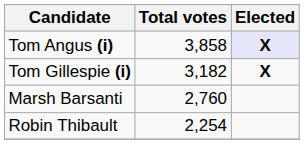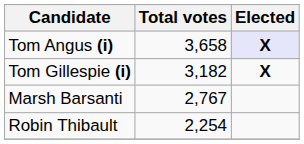(206, 44) 3,858 -> (206, 44) 3,658
(206, 98) 2,760 -> (206, 98) 2,767
